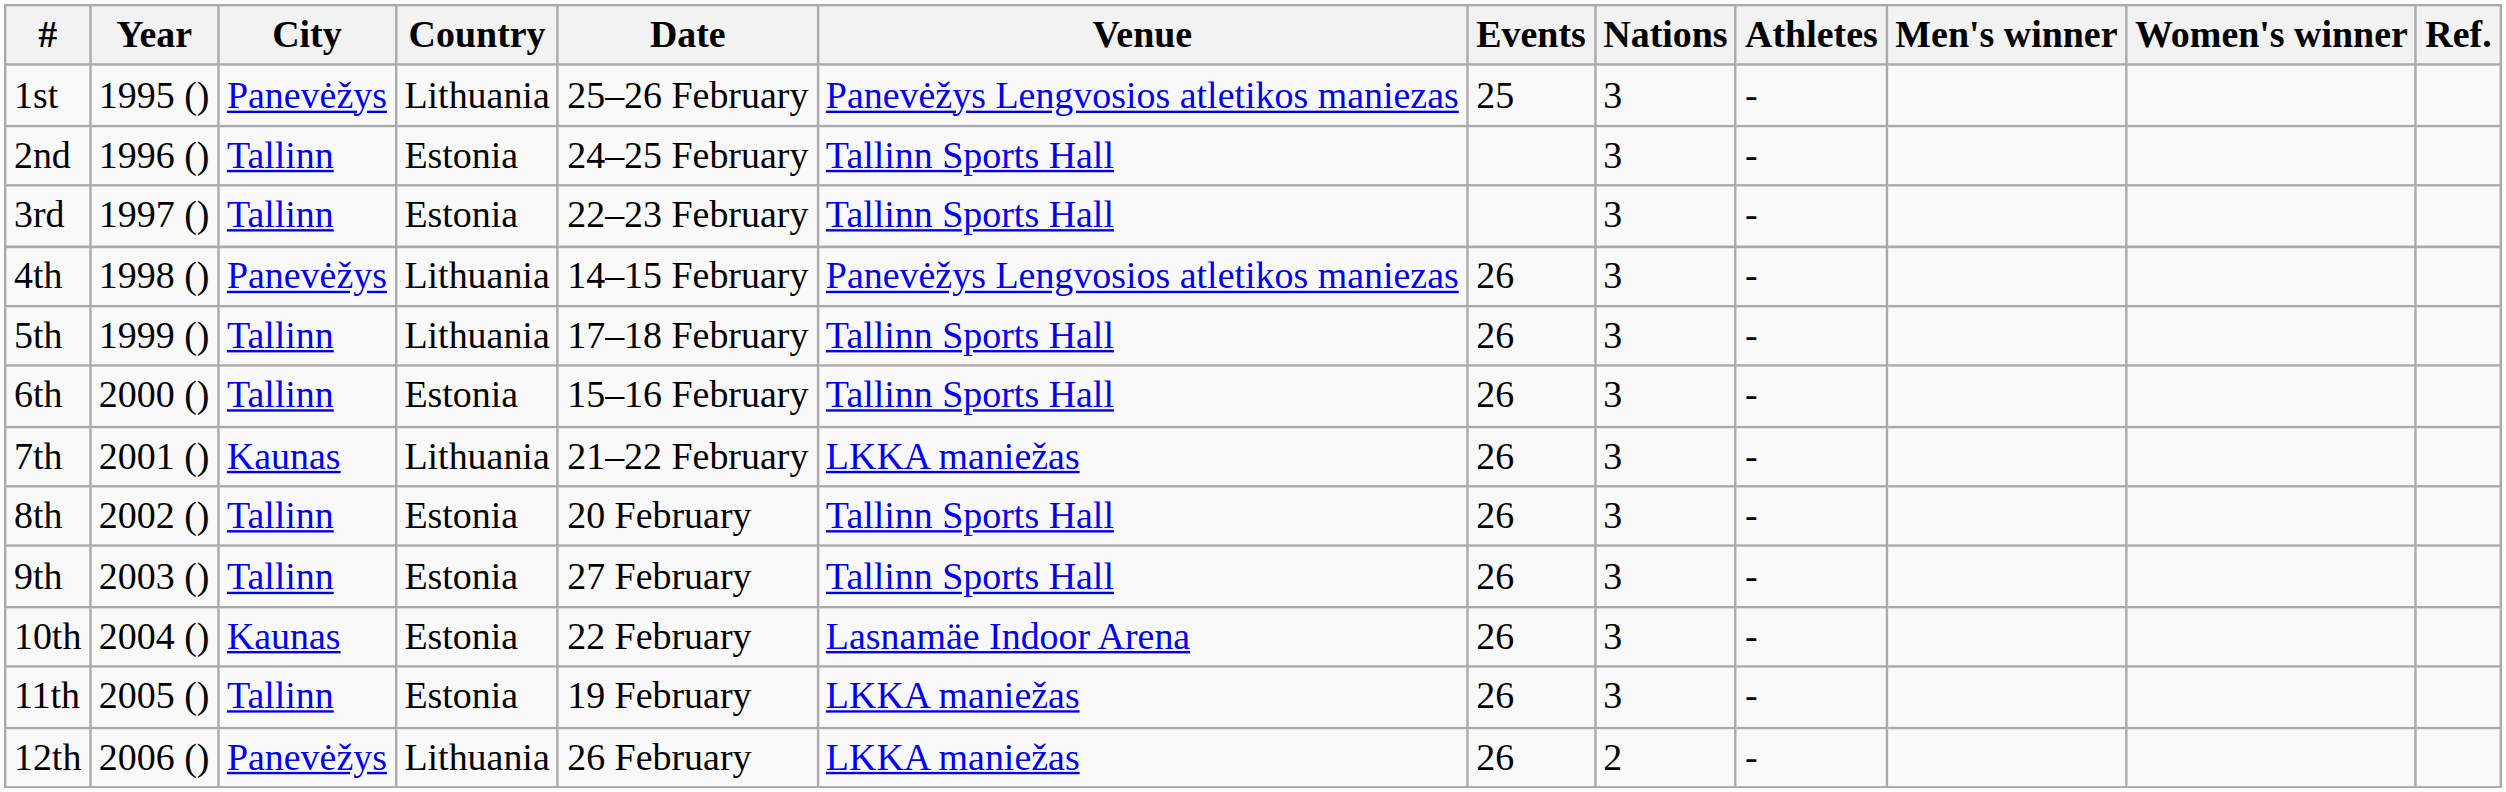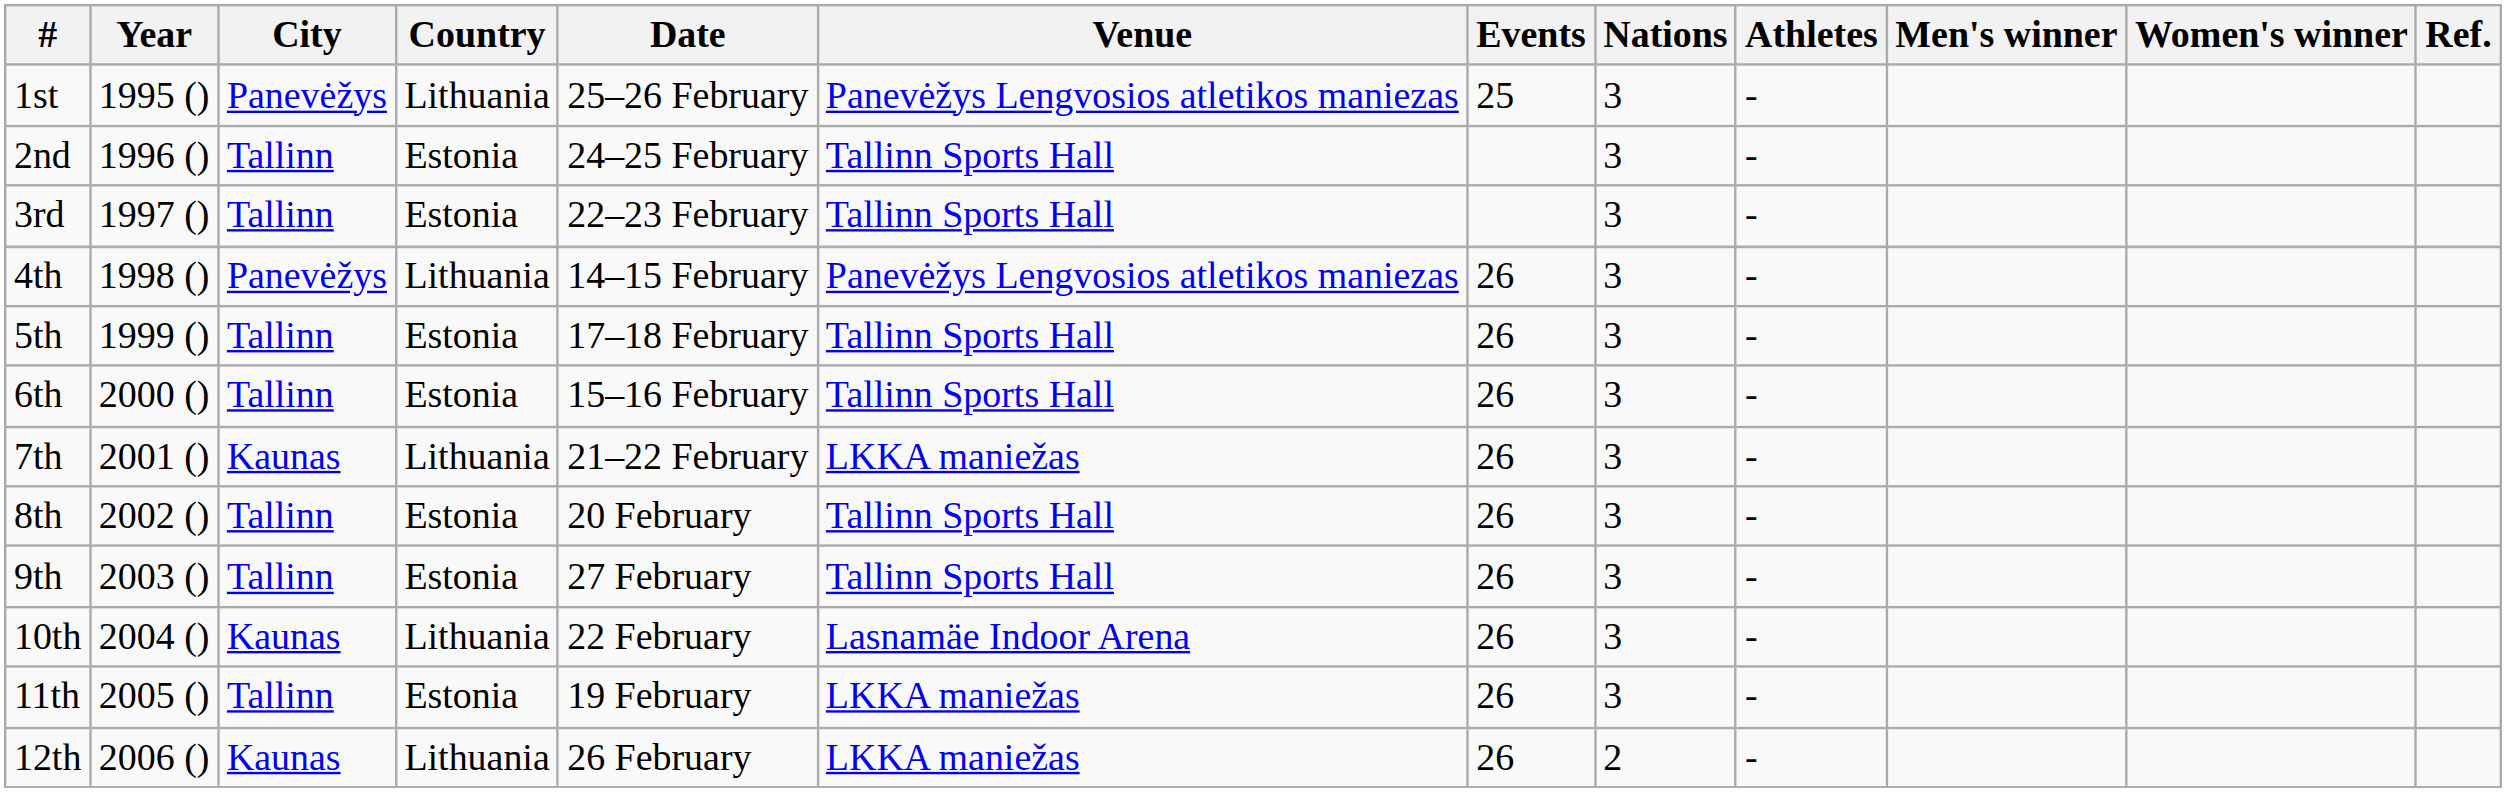(477, 335) Lithuania -> (461, 335) Estonia
(461, 635) Estonia -> (477, 635) Lithuania
(307, 756) Panevėžys -> (284, 756) Kaunas
